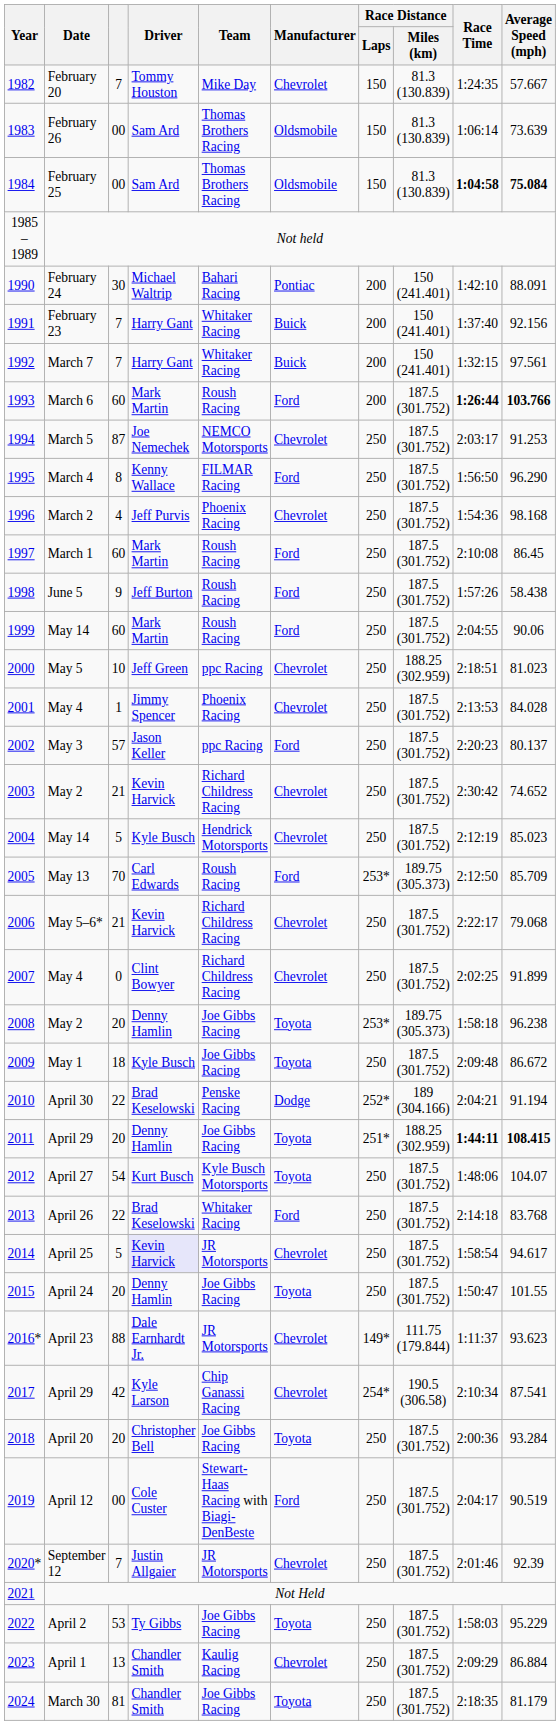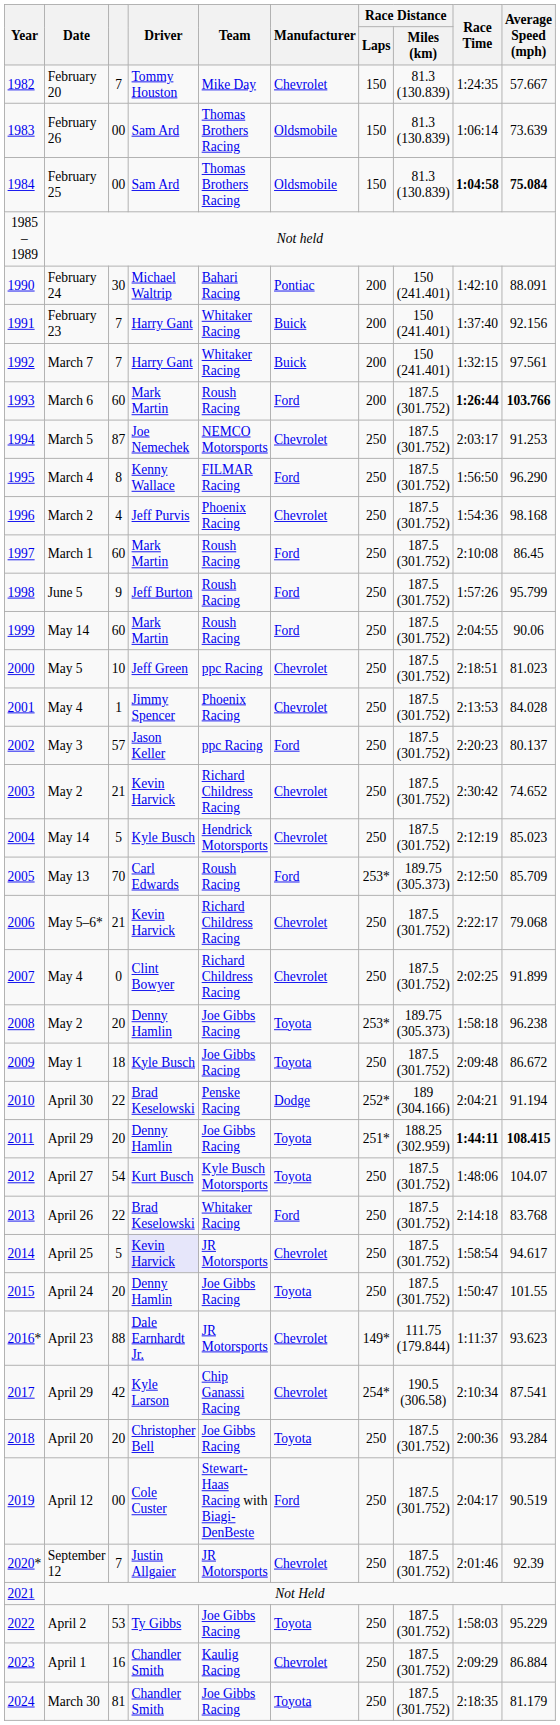(529, 592) 58.438 -> (529, 592) 95.799
(423, 669) 188.25 (302.959) -> (423, 669) 187.5 (301.752)
(119, 1662) 13 -> (119, 1662) 16
